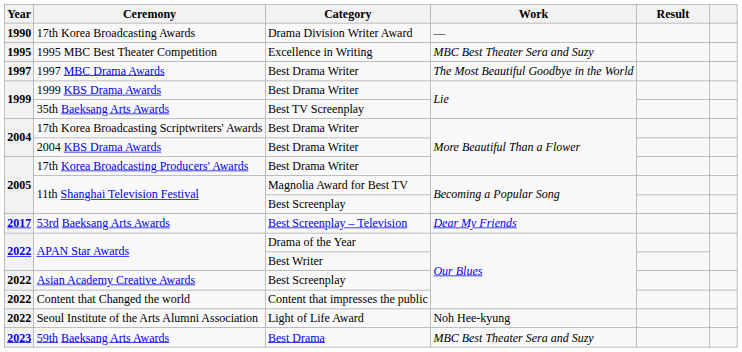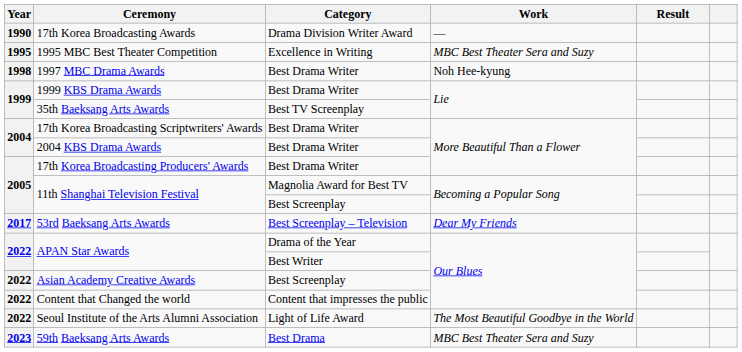(19, 71) 1997 -> (19, 71) 1998
(533, 71) The Most Beautiful Goodbye in the World -> (472, 71) Noh Hee-kyung
(472, 318) Noh Hee-kyung -> (533, 318) The Most Beautiful Goodbye in the World
